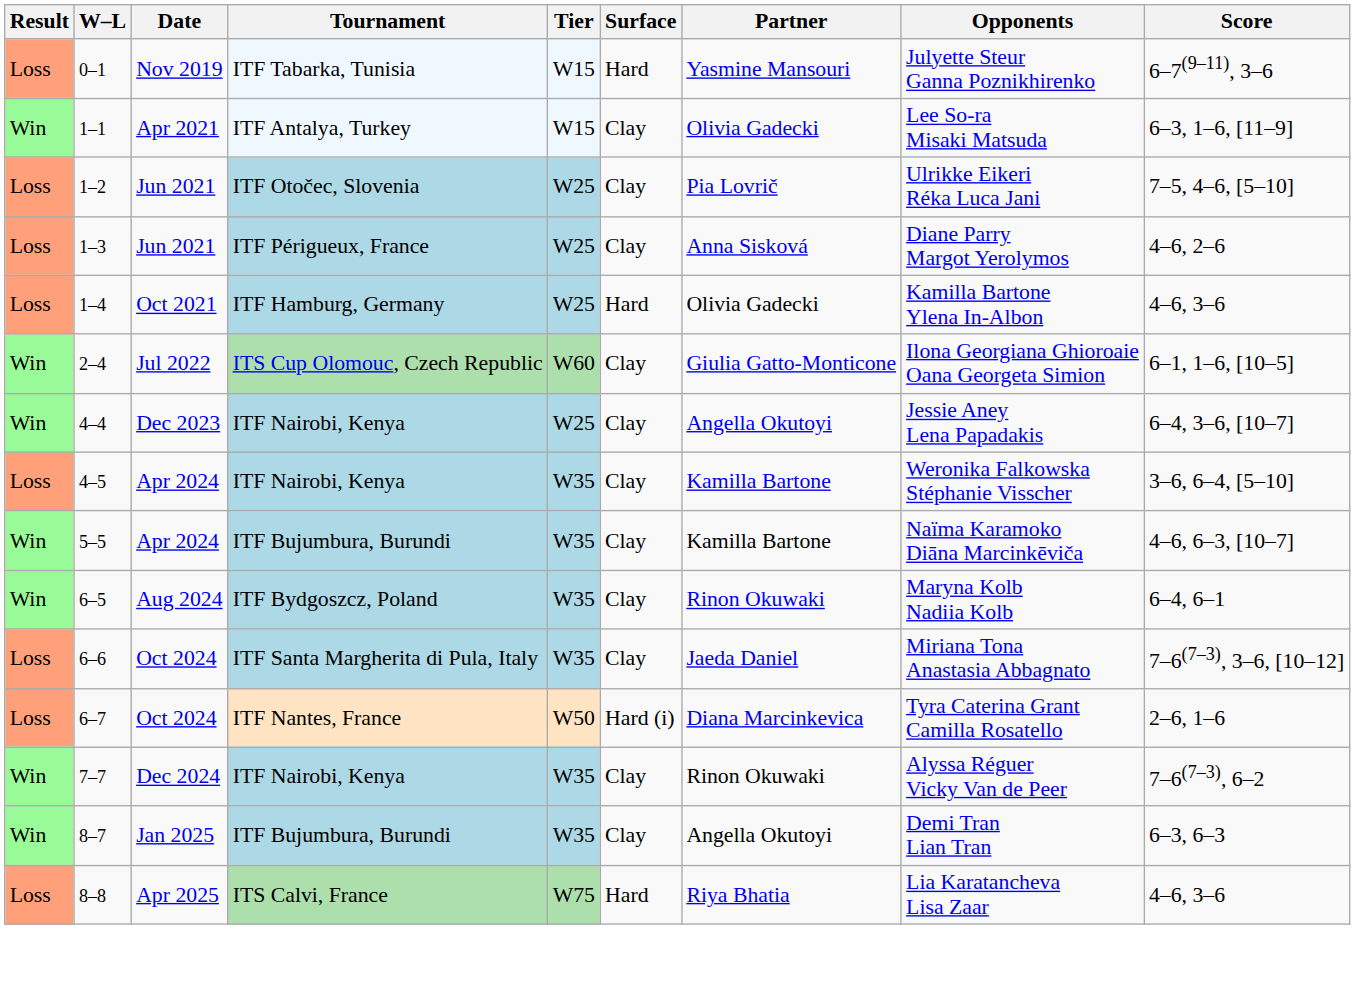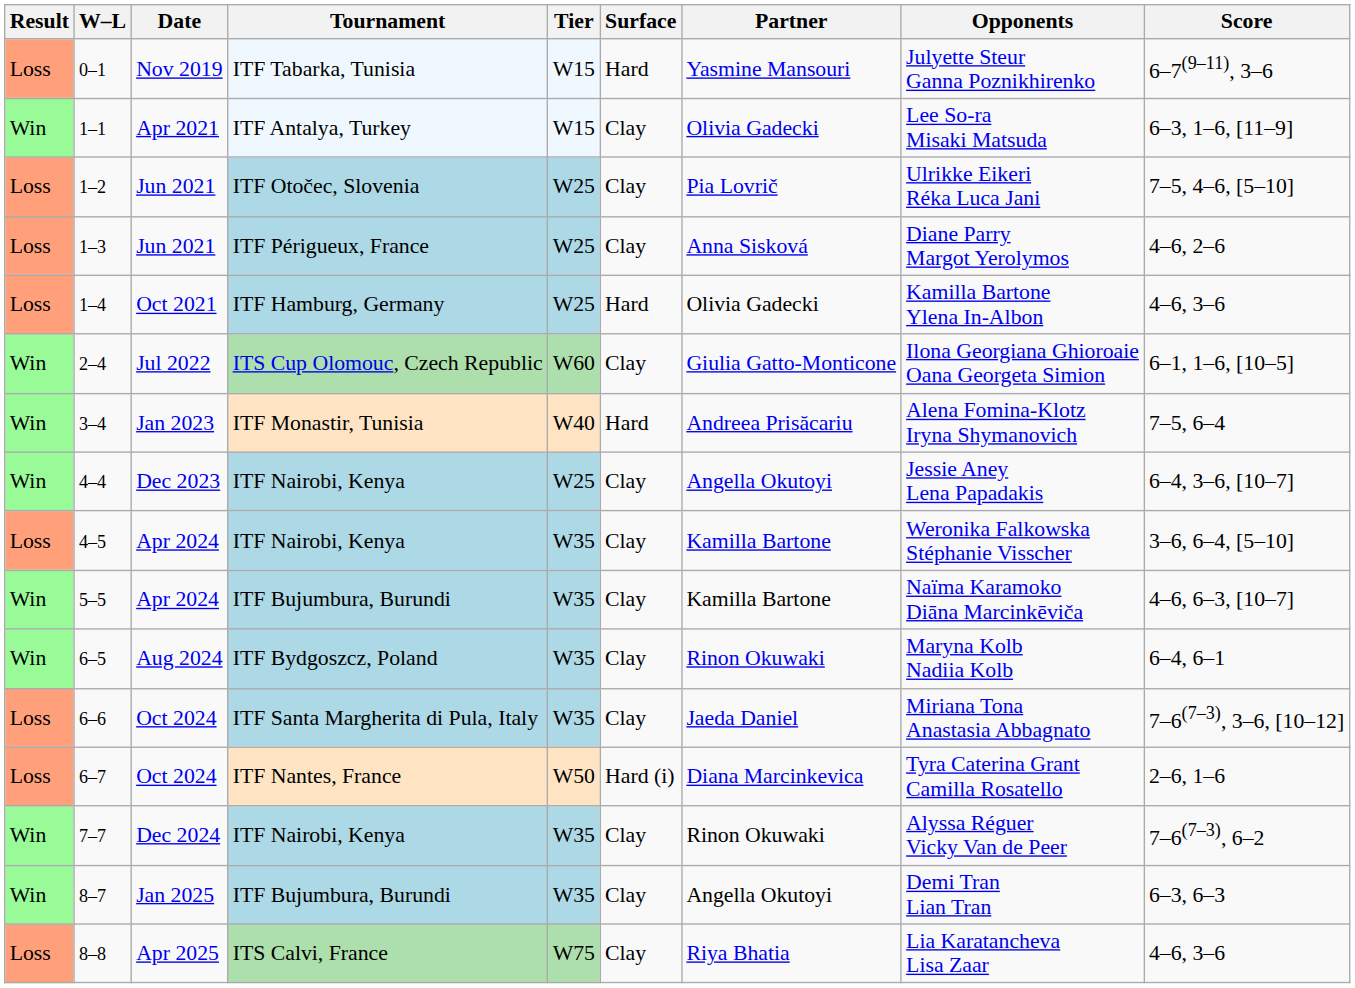+ row: (93, 423)
(627, 894) Hard -> (626, 953) Clay
